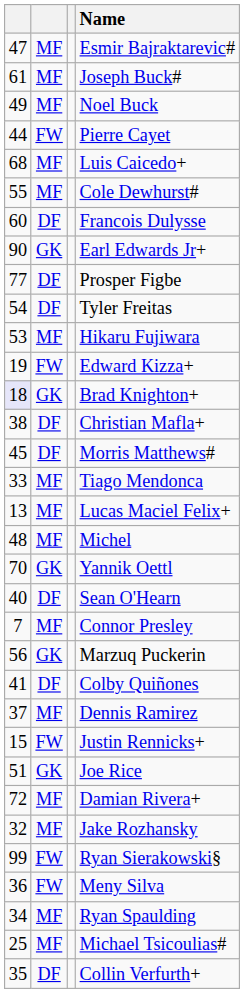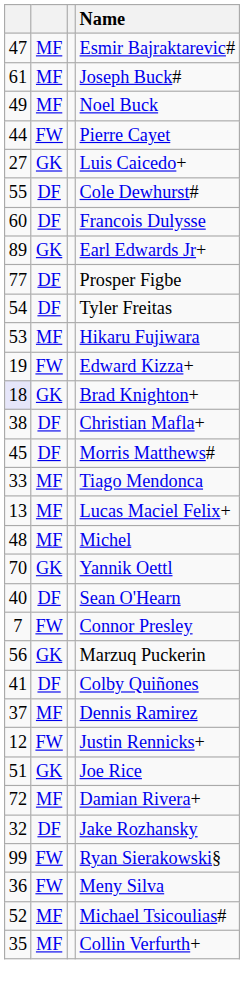(18, 163) 68 -> (18, 163) 27
(49, 163) MF -> (49, 163) GK
(49, 192) MF -> (49, 192) DF
(18, 250) 90 -> (18, 250) 89
(49, 626) MF -> (49, 626) FW
(18, 742) 15 -> (18, 742) 12
(49, 828) MF -> (49, 828) DF
- row: (138, 915)
(18, 944) 25 -> (18, 915) 52
(49, 973) DF -> (49, 944) MF
